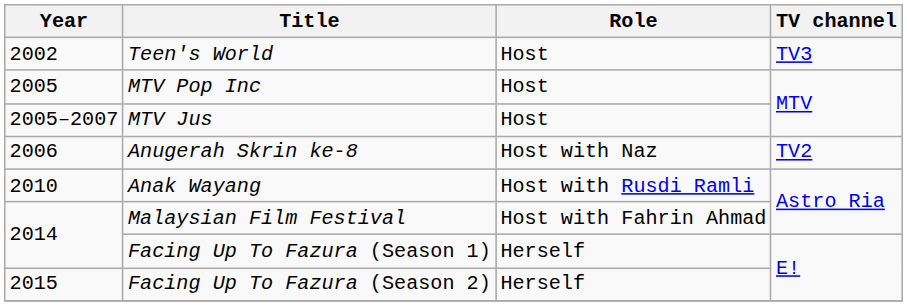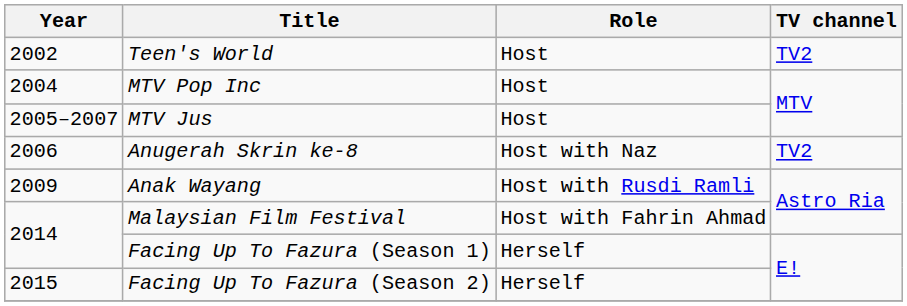(794, 54) TV3 -> (794, 54) TV2
(34, 87) 2005 -> (34, 87) 2004
(34, 185) 2010 -> (34, 185) 2009
